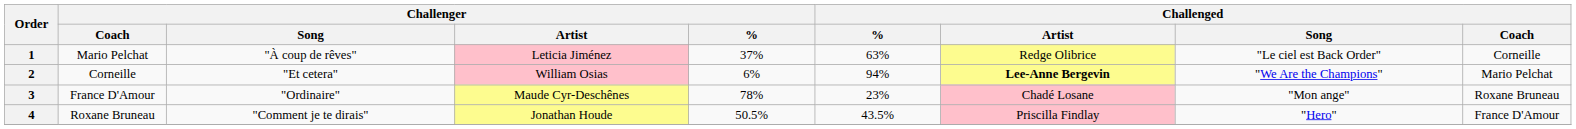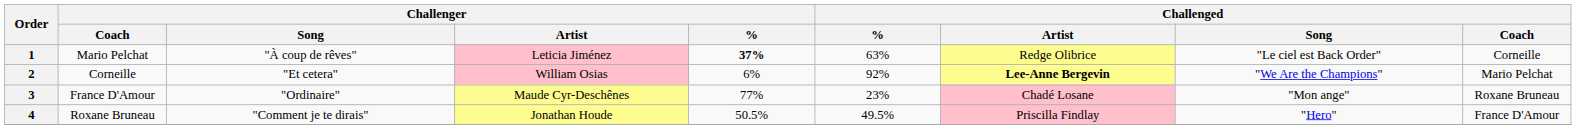(752, 54) normal -> (752, 54) bold
(878, 74) 94% -> (878, 74) 92%
(752, 94) 78% -> (752, 94) 77%
(878, 114) 43.5% -> (878, 114) 49.5%
